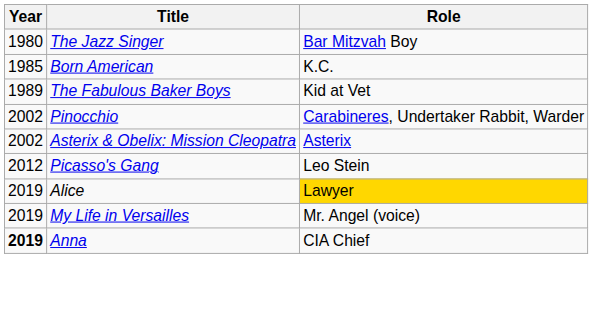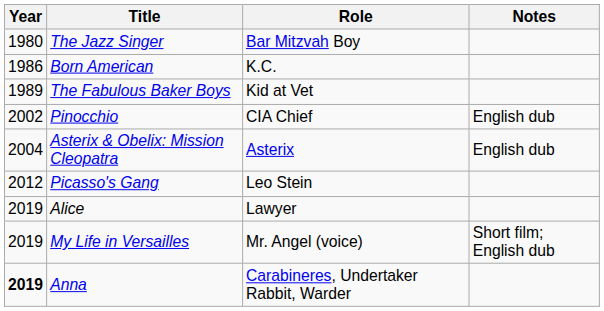+ column: (534, 16)
(26, 66) 1985 -> (26, 66) 1986
(444, 116) Carabineres, Undertaker Rabbit, Warder -> (279, 116) CIA Chief
(26, 141) 2002 -> (26, 150) 2004
(328, 191) gold background -> (271, 208) no background
(336, 240) CIA Chief -> (332, 284) Carabineres, Undertaker Rabbit, Warder
